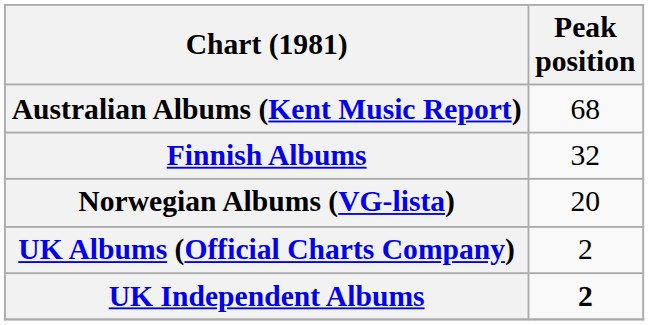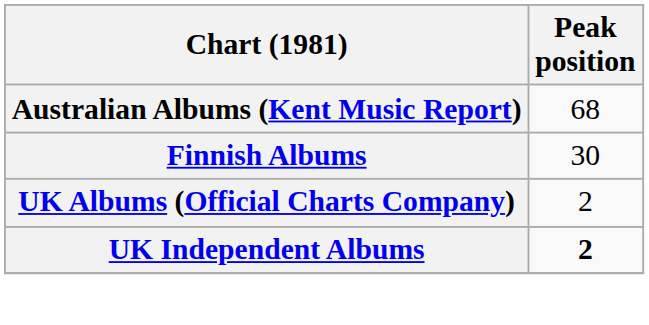(585, 155) 32 -> (585, 155) 30
- row: (267, 202)
